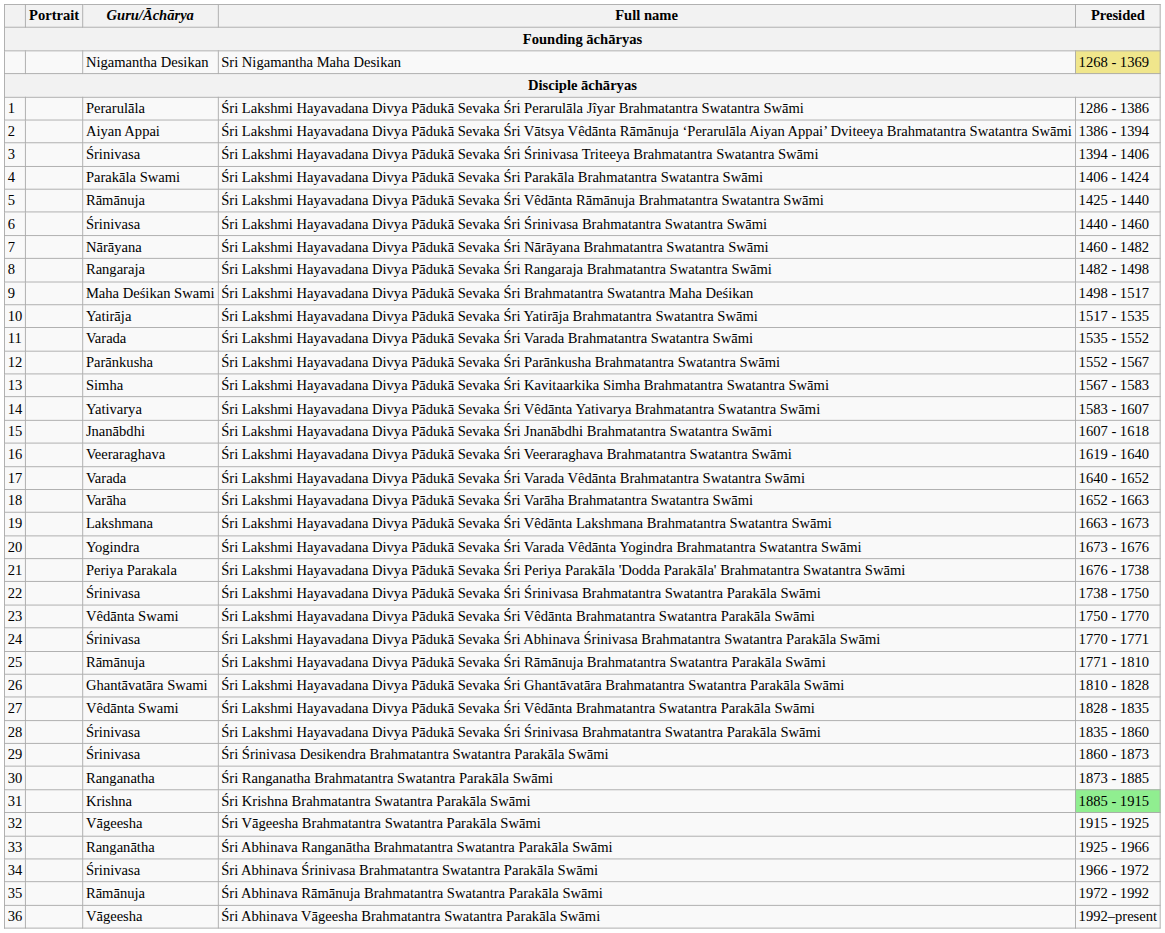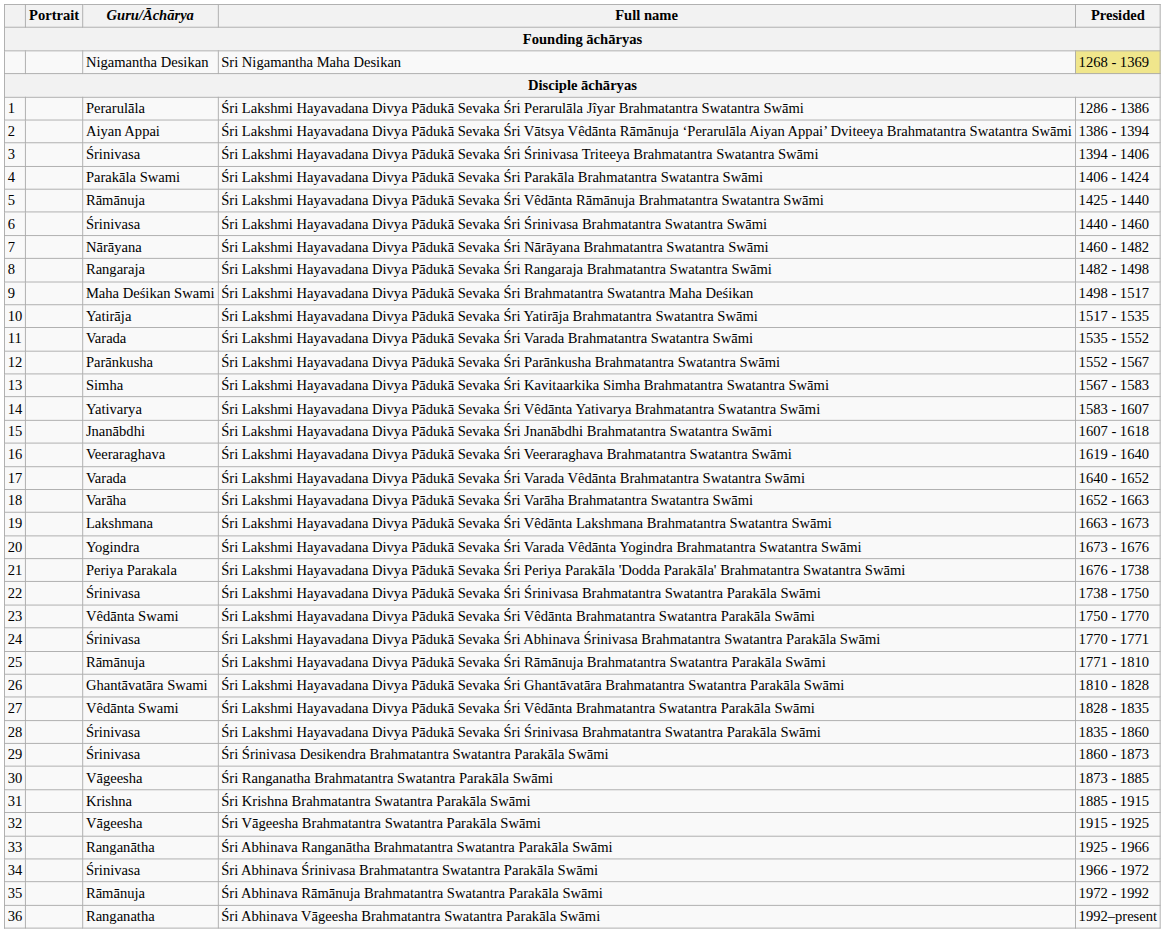(120, 778) Ranganatha -> (114, 778) Vāgeesha
(1114, 801) lightgreen background -> (1114, 801) no background
(114, 916) Vāgeesha -> (120, 916) Ranganatha
